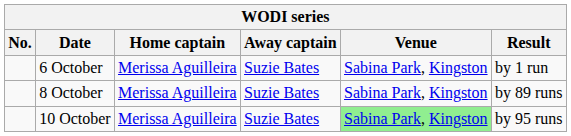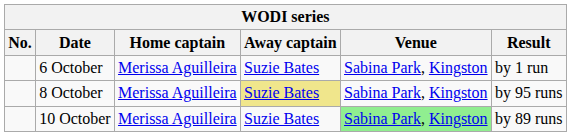(282, 93) no background -> (282, 93) khaki background
(529, 93) by 89 runs -> (529, 93) by 95 runs
(529, 118) by 95 runs -> (529, 118) by 89 runs
